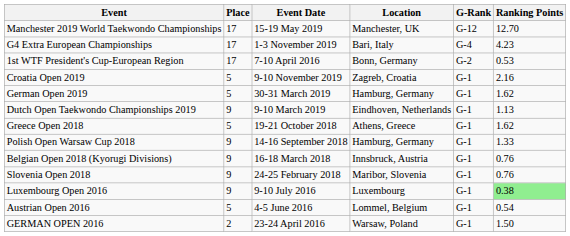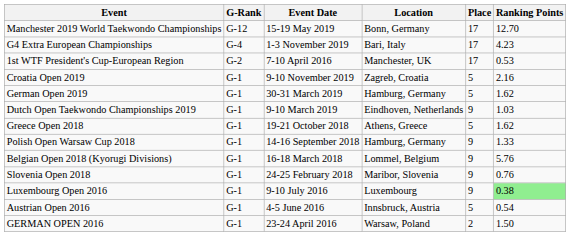columns swapped: (474, 12) <-> (238, 12)
(386, 28) Manchester, UK -> (397, 28) Bonn, Germany
(385, 61) Bonn, Germany -> (398, 61) Manchester, UK
(505, 110) 1.13 -> (505, 110) 1.03
(390, 158) Innsbruck, Austria -> (402, 158) Lommel, Belgium
(505, 158) 0.76 -> (505, 158) 5.76
(390, 207) Lommel, Belgium -> (402, 207) Innsbruck, Austria
